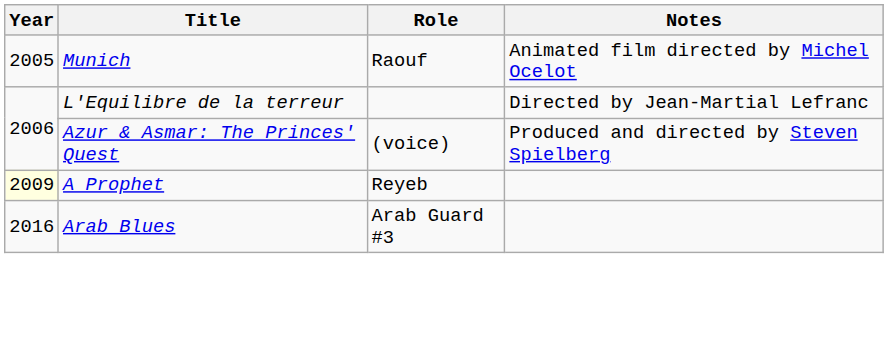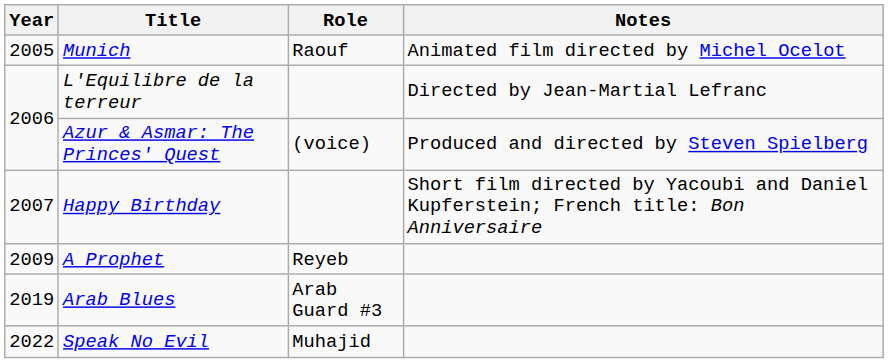+ row: (142, 207)
(32, 185) lightyellow background -> (32, 259) no background
(32, 227) 2016 -> (32, 300) 2019
+ row: (136, 342)
